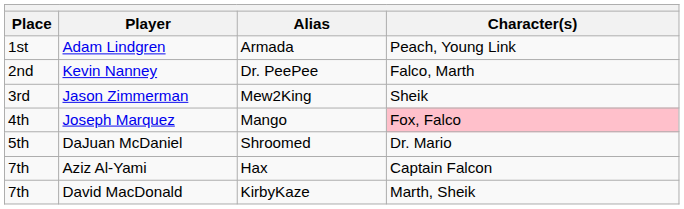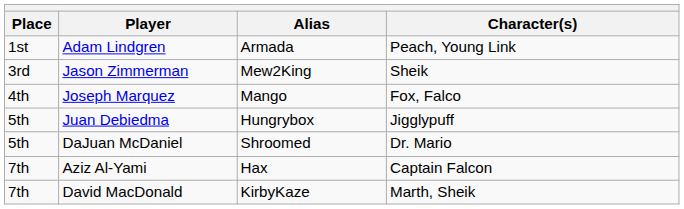- row: (110, 71)
(425, 119) pink background -> (425, 95) no background
+ row: (116, 119)
